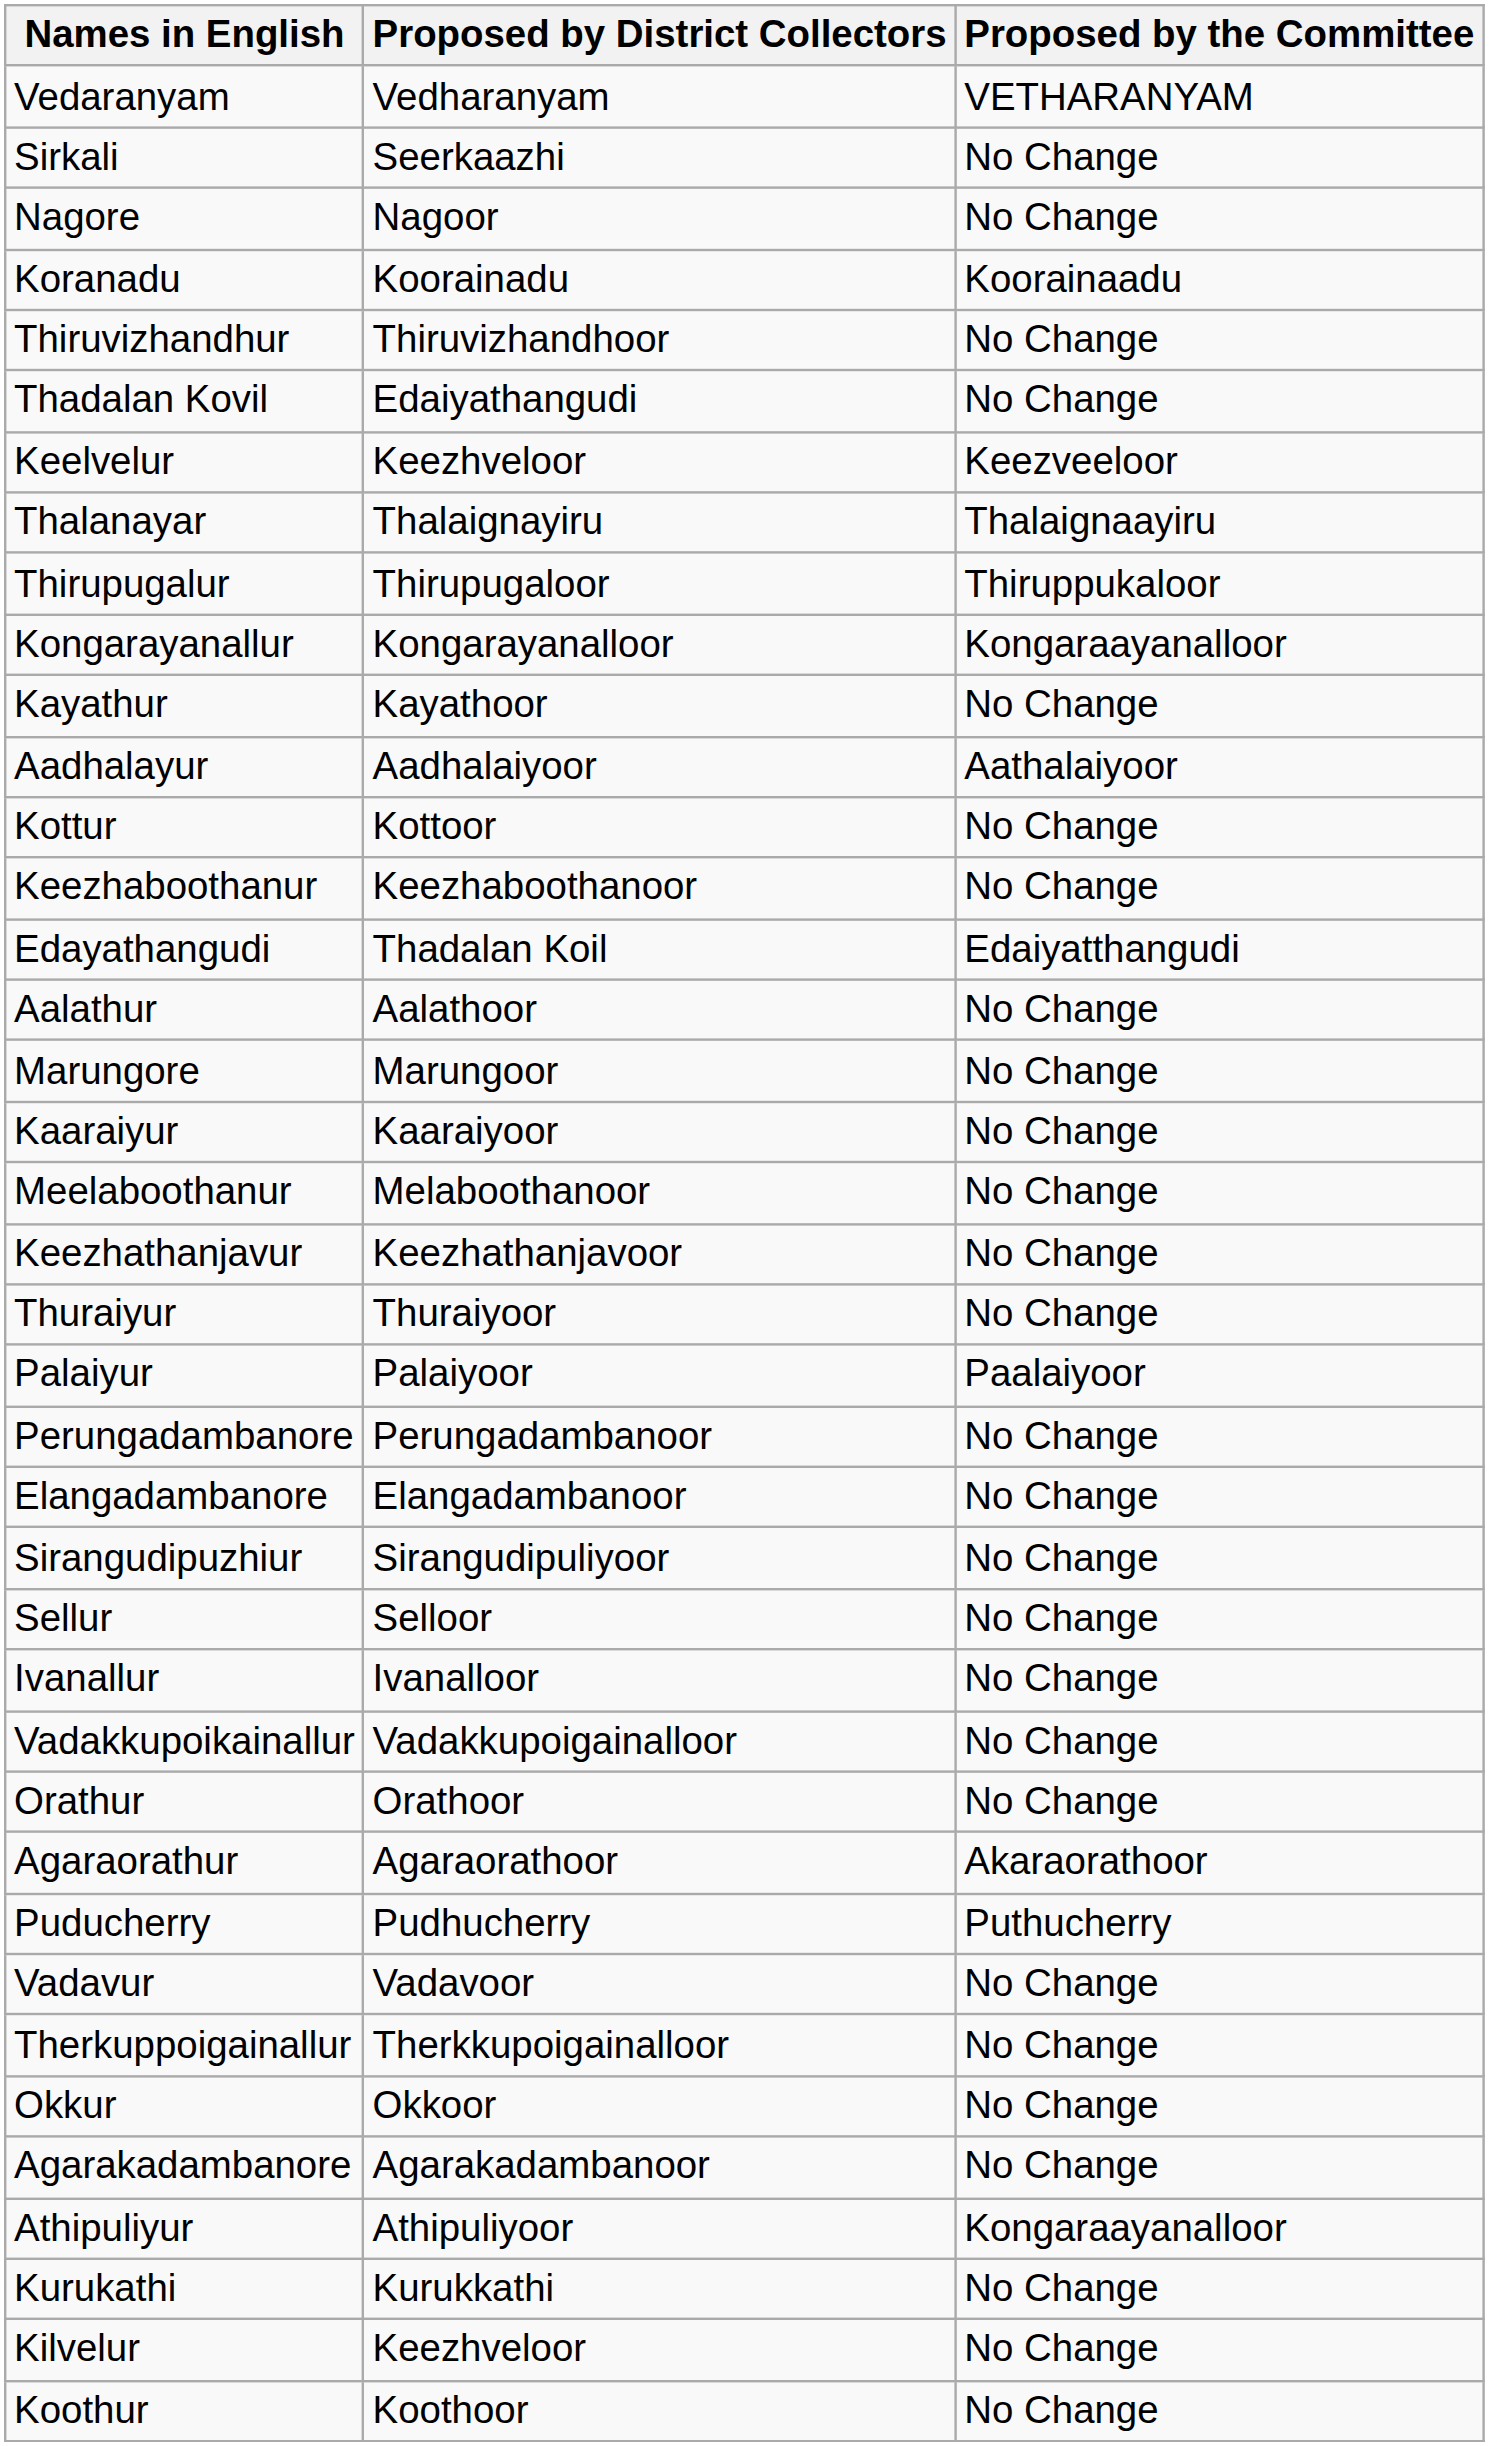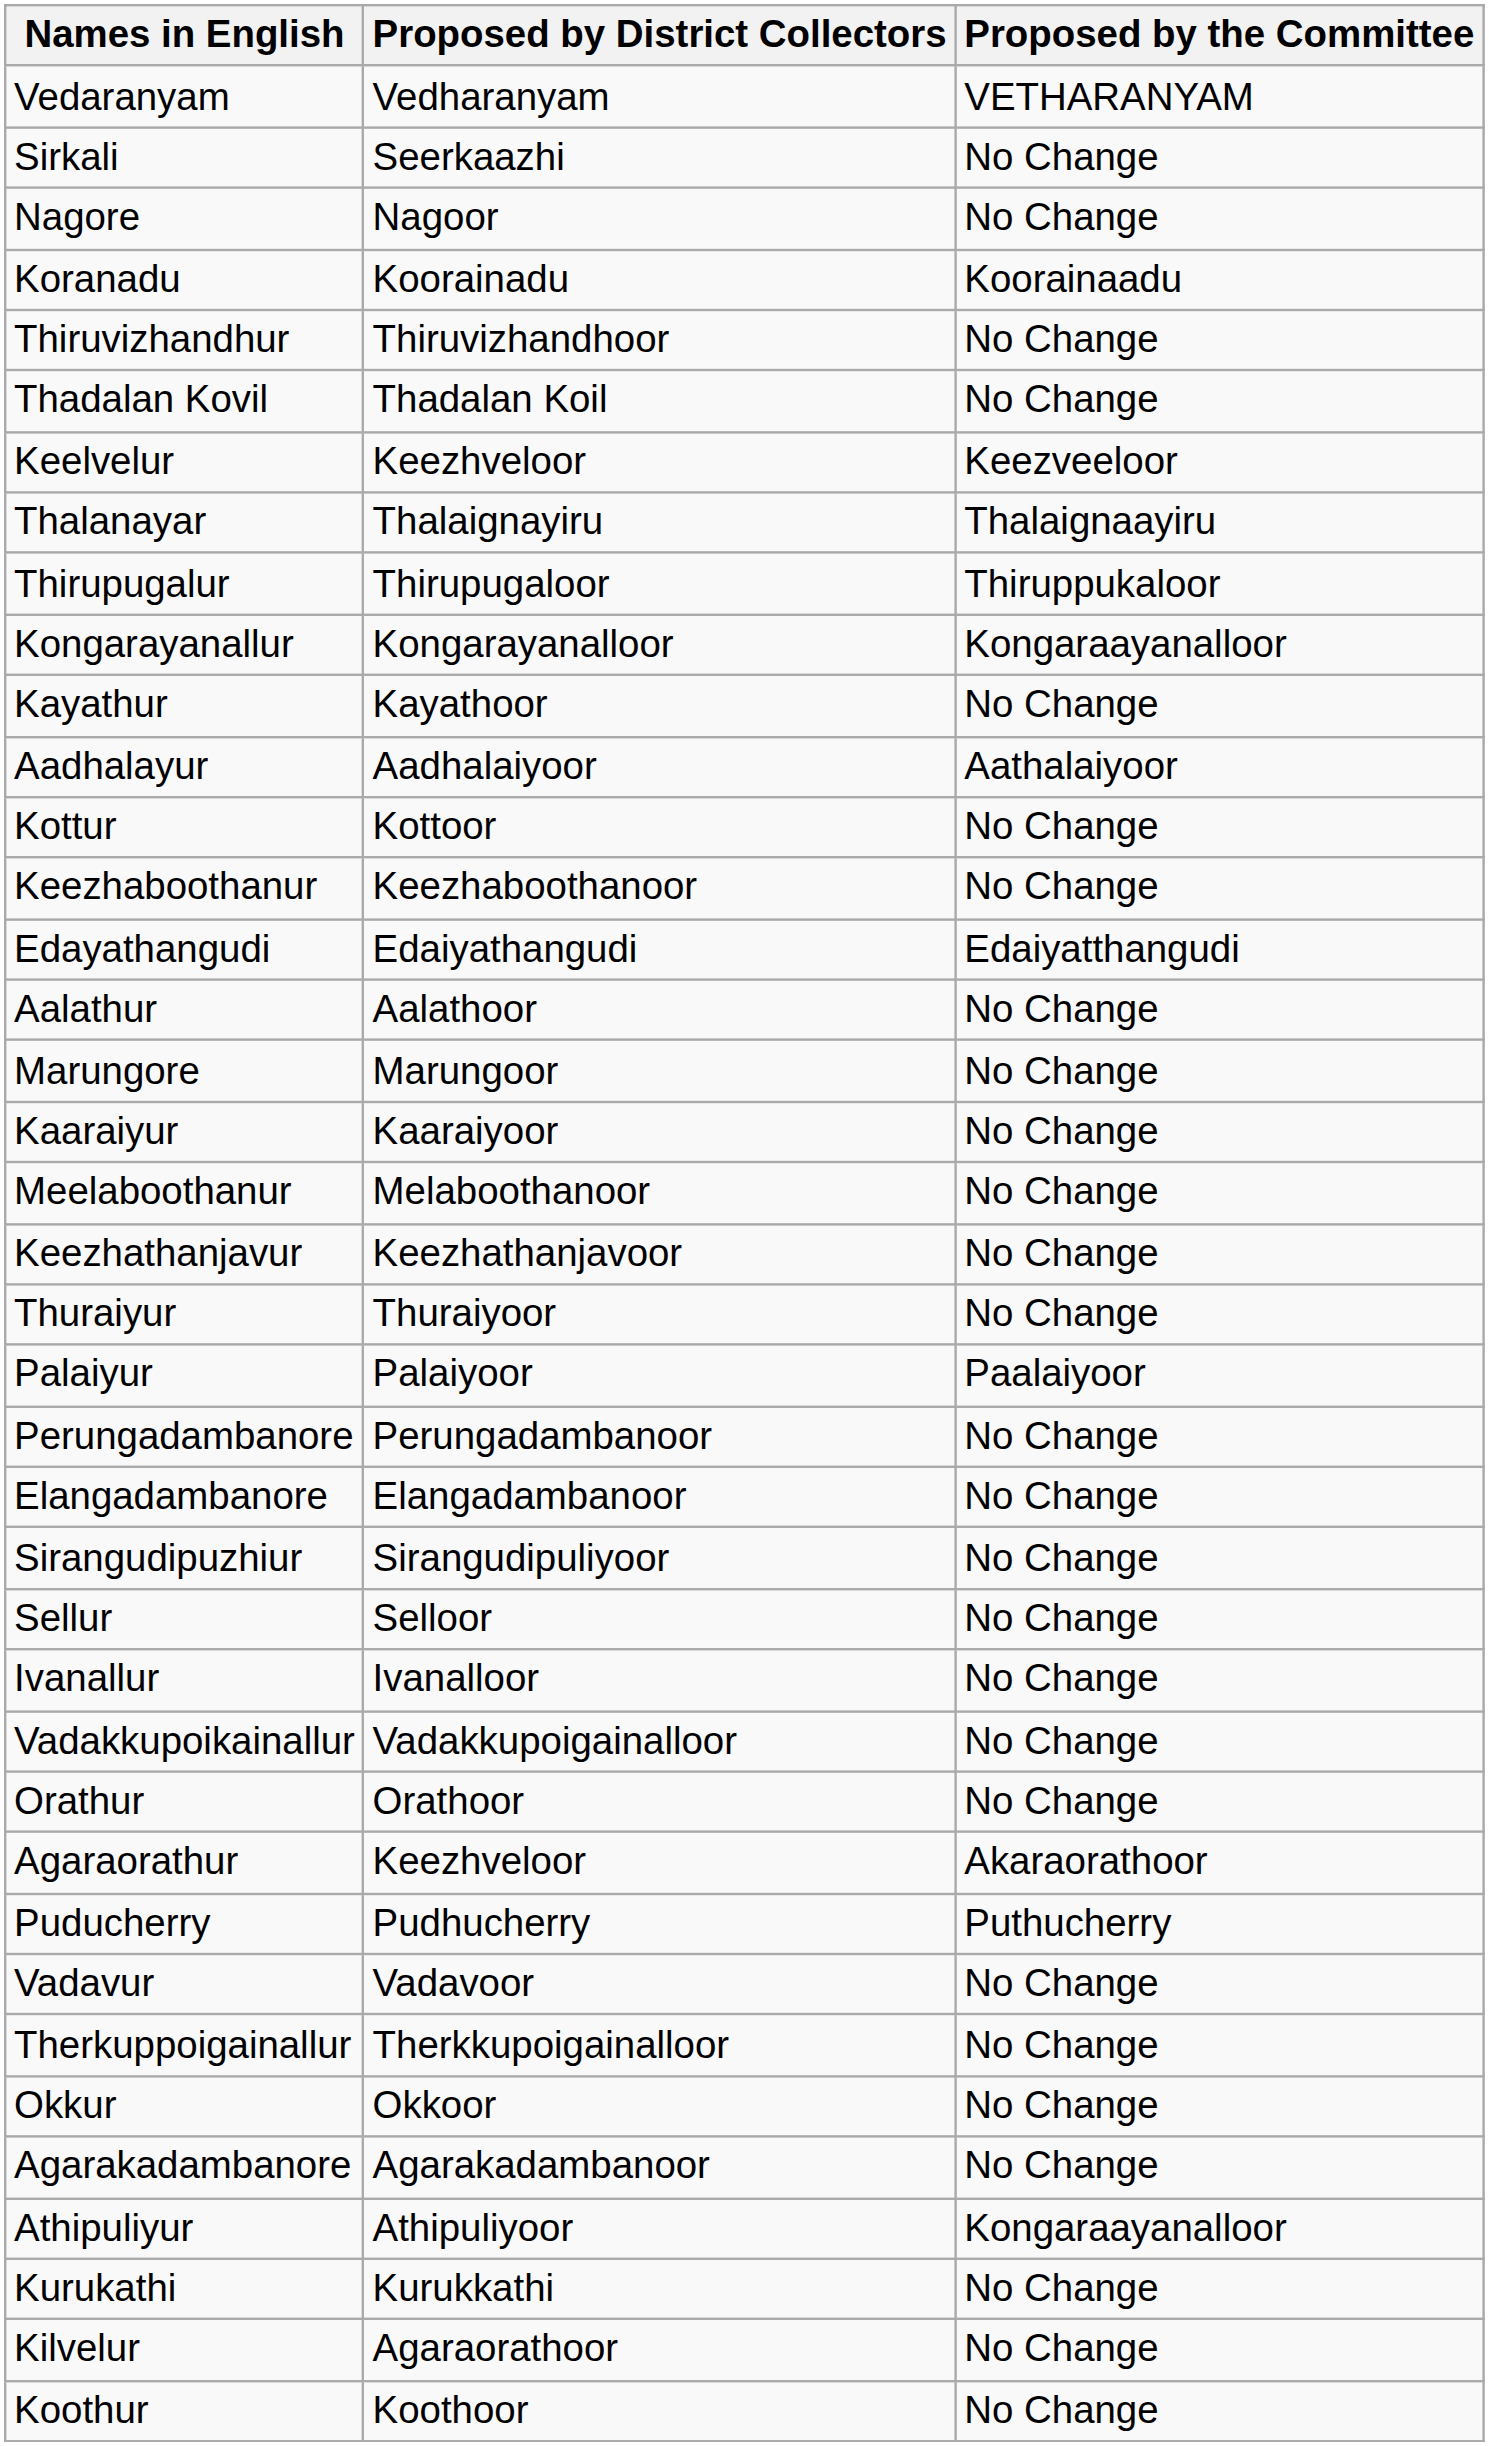(505, 400) Edaiyathangudi -> (490, 400) Thadalan Koil
(490, 948) Thadalan Koil -> (505, 948) Edaiyathangudi
(495, 1861) Agaraorathoor -> (479, 1861) Keezhveloor
(479, 2349) Keezhveloor -> (495, 2349) Agaraorathoor
